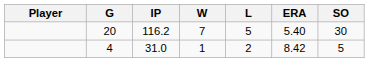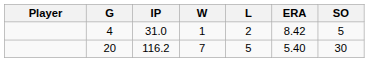rows swapped: (110, 31) <-> (110, 48)
